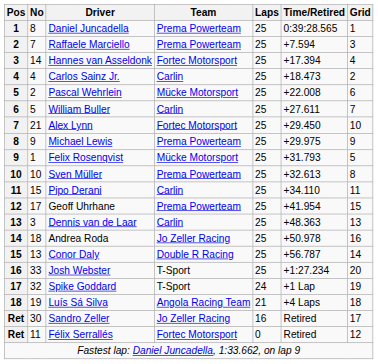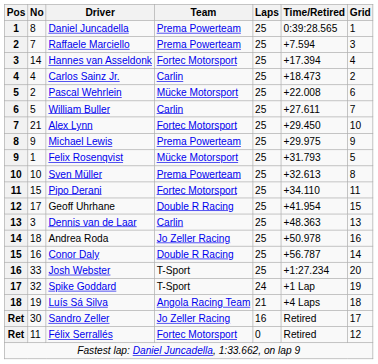(170, 190) Carlin -> (197, 190) Fortec Motorsport
(199, 206) Prema Powerteam -> (195, 206) Double R Racing
(36, 254) 13 -> (36, 254) 16
